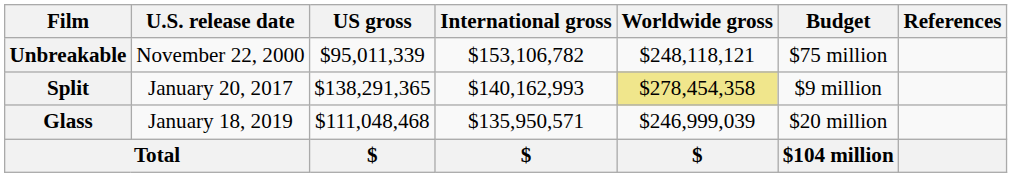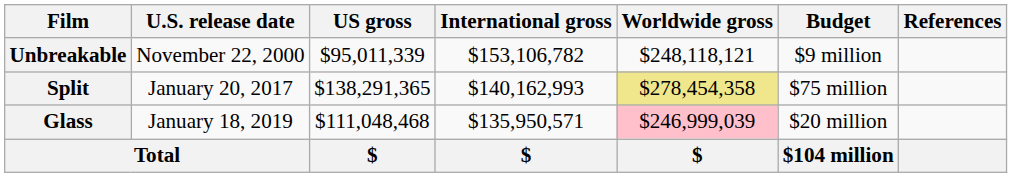(838, 54) $75 million -> (838, 54) $9 million
(838, 88) $9 million -> (838, 88) $75 million
(697, 121) no background -> (697, 121) pink background
